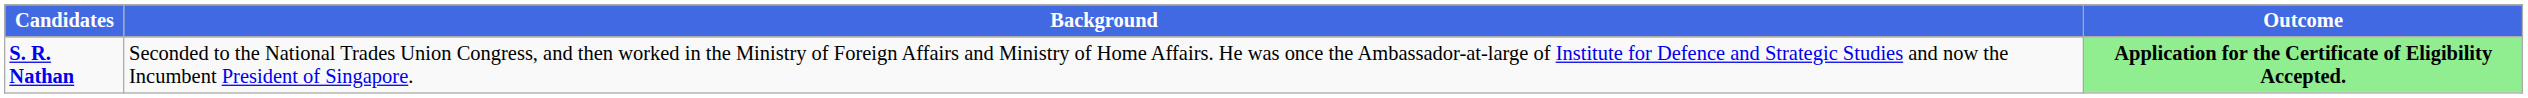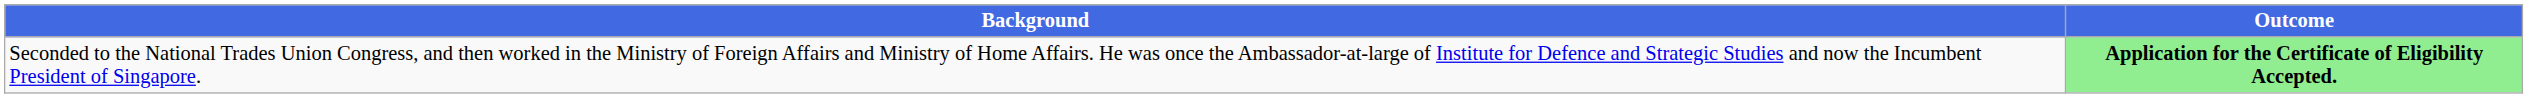- column: (64, 20)
